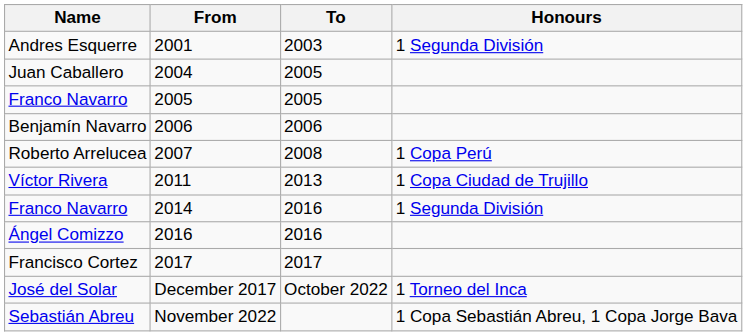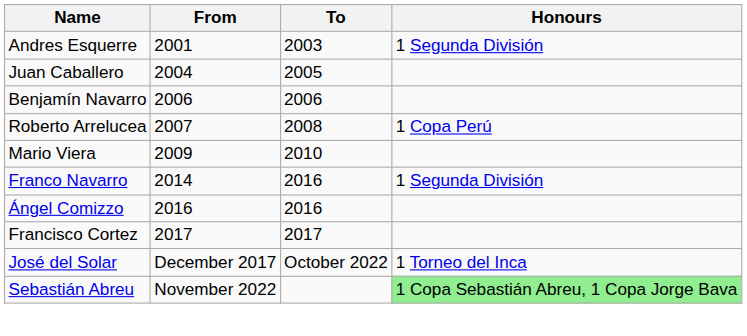- row: (68, 99)
+ row: (52, 153)
- row: (58, 180)
(567, 316) no background -> (567, 289) lightgreen background
